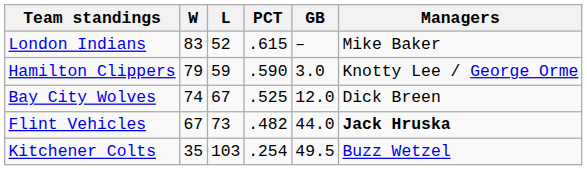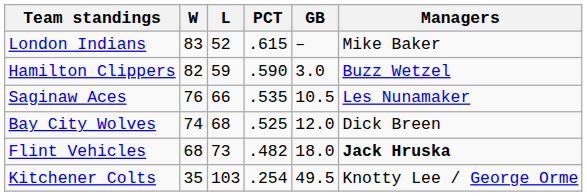(193, 71) 79 -> (193, 71) 82
(460, 71) Knotty Lee / George Orme -> (397, 71) Buzz Wetzel
+ row: (68, 98)
(221, 98) 67 -> (221, 125) 68
(193, 125) 67 -> (193, 151) 68
(315, 125) 44.0 -> (315, 151) 18.0
(397, 151) Buzz Wetzel -> (460, 178) Knotty Lee / George Orme
